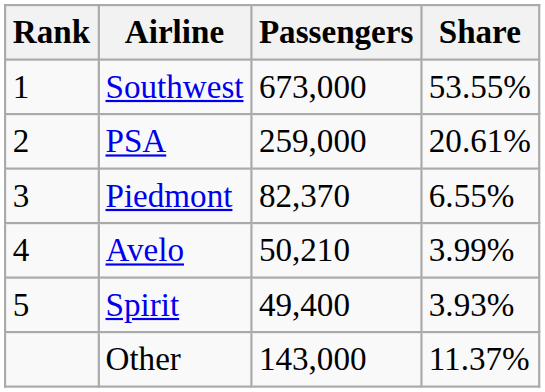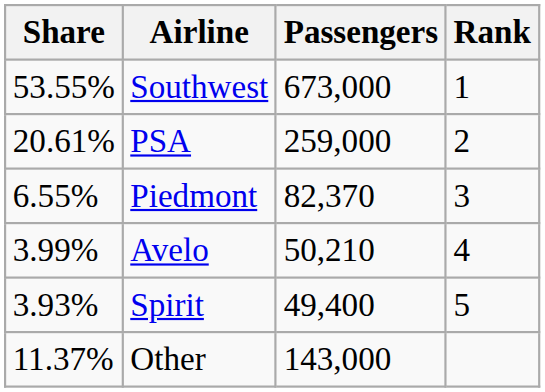columns swapped: (51, 32) <-> (480, 32)
